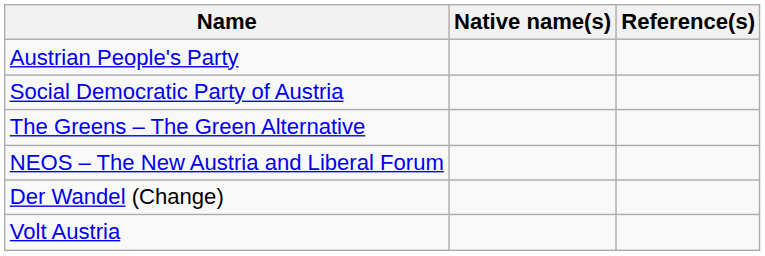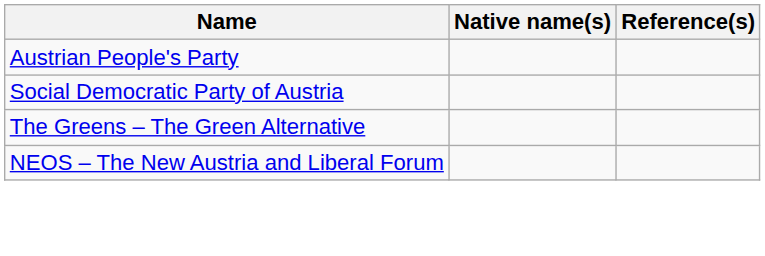- row: (117, 197)
- row: (65, 232)
